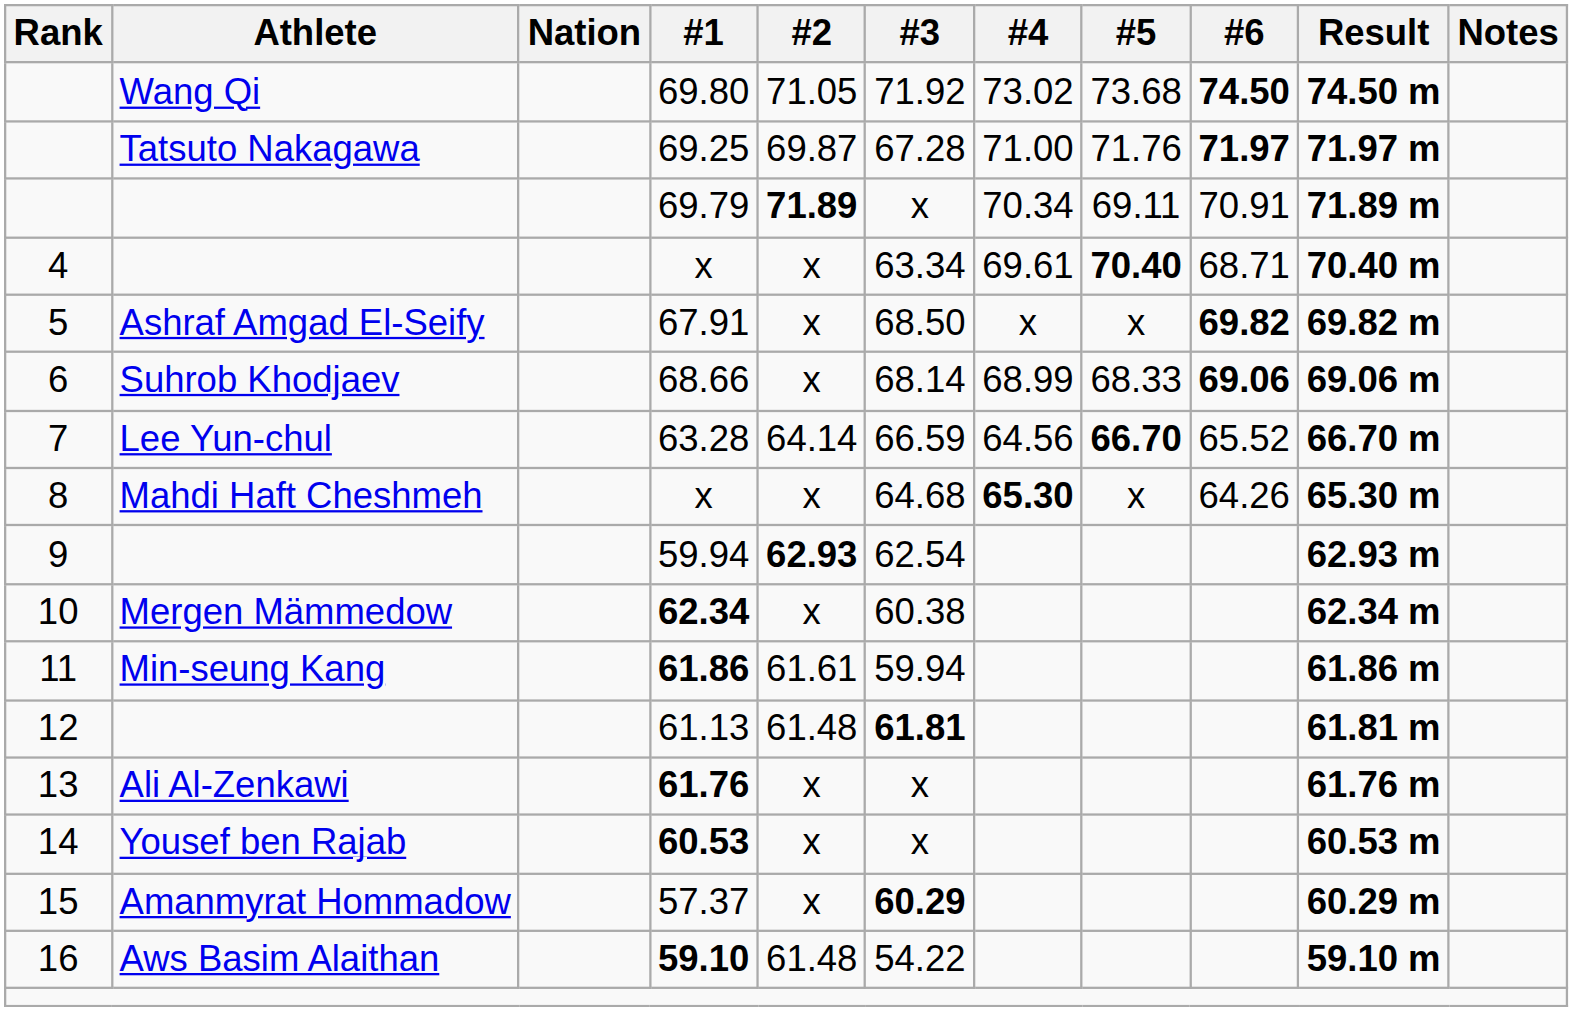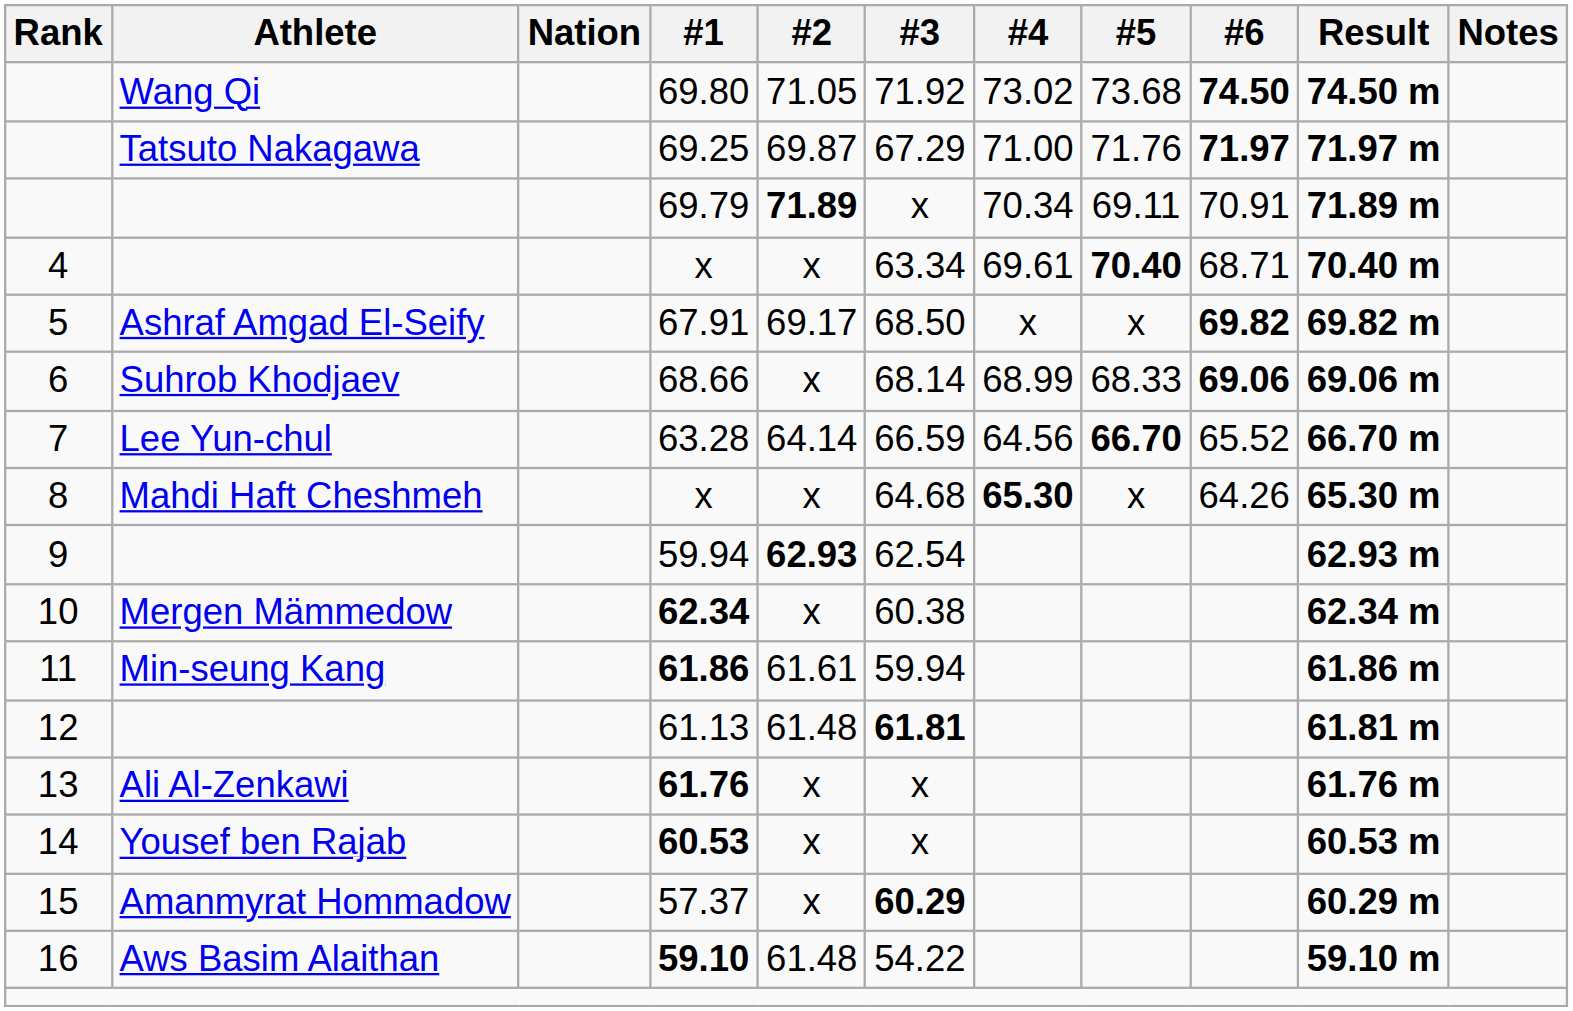(920, 149) 67.28 -> (920, 149) 67.29
(812, 322) x -> (812, 322) 69.17
